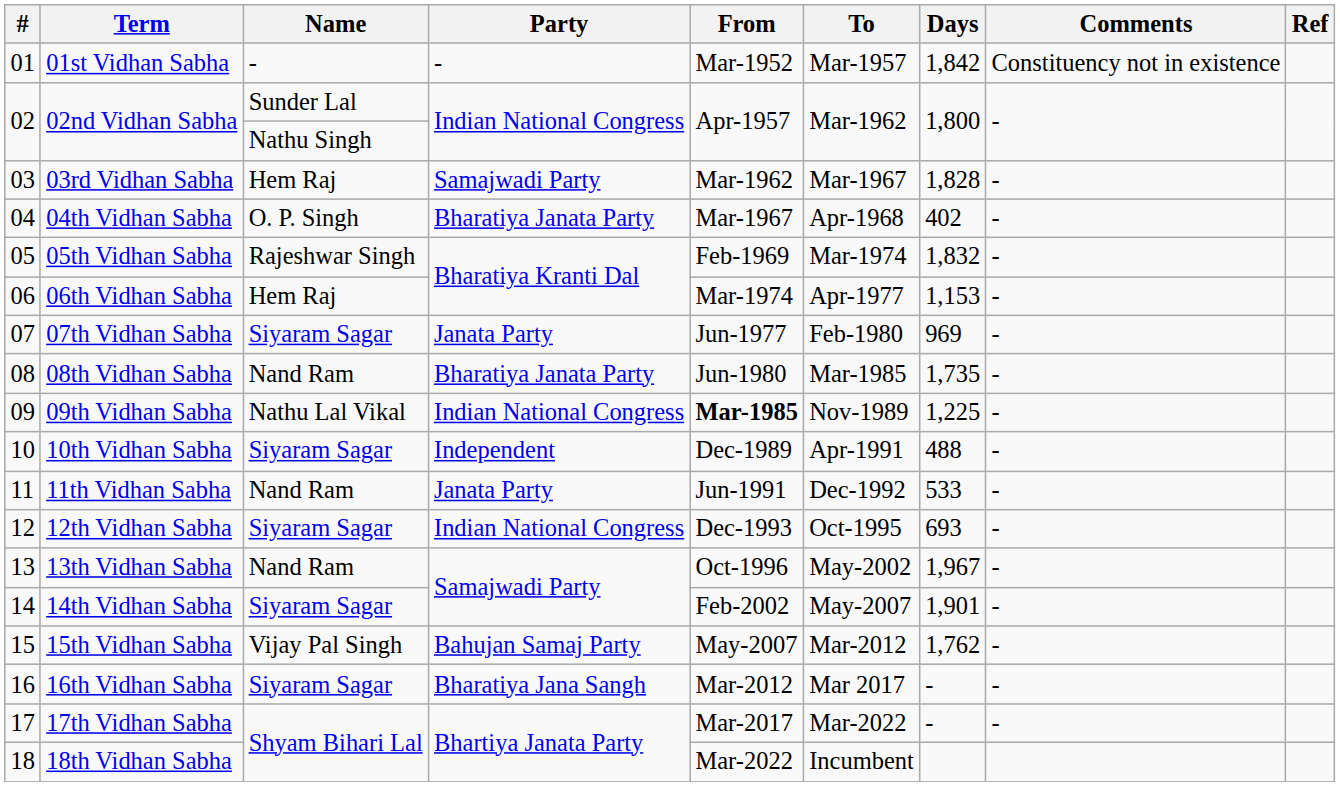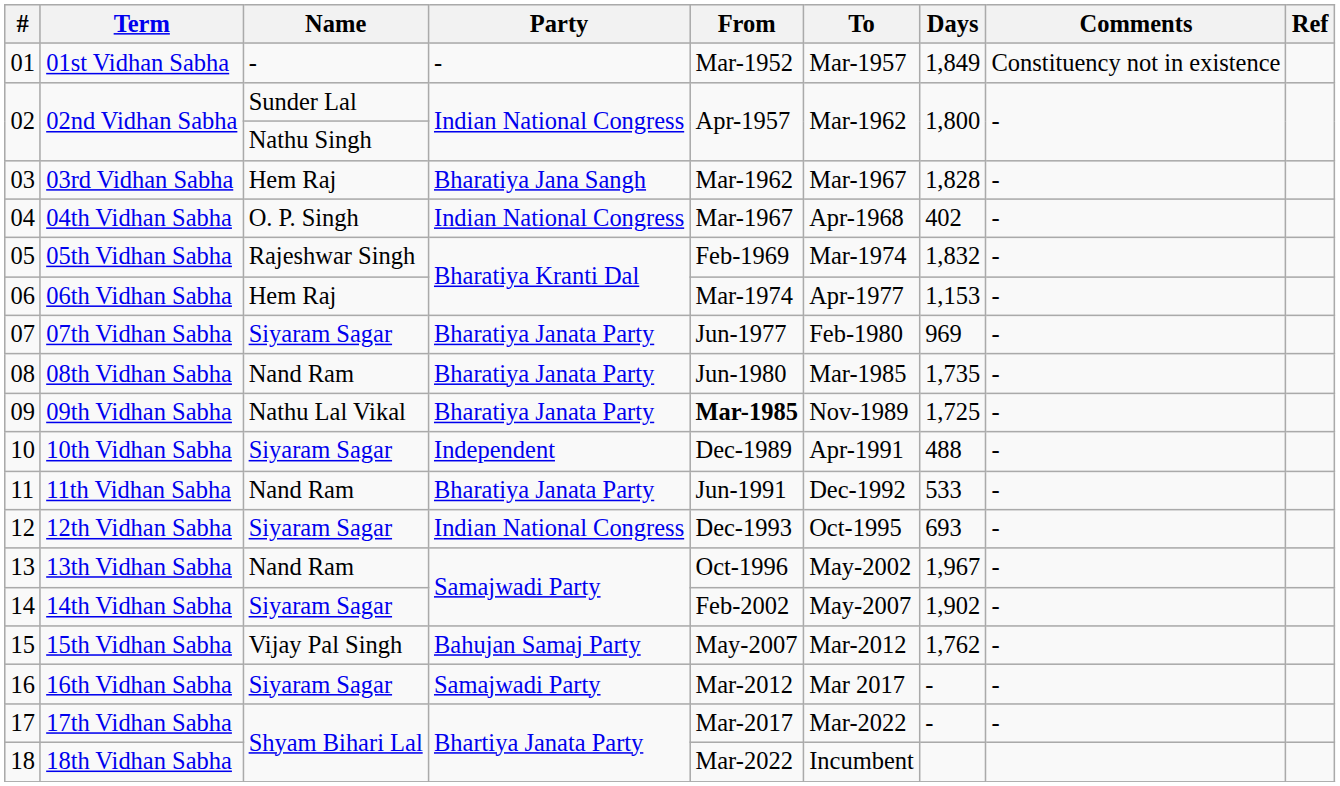(953, 62) 1,842 -> (953, 62) 1,849
(517, 179) Samajwadi Party -> (540, 179) Bharatiya Jana Sangh
(544, 218) Bharatiya Janata Party -> (559, 218) Indian National Congress
(493, 334) Janata Party -> (544, 334) Bharatiya Janata Party
(559, 412) Indian National Congress -> (544, 412) Bharatiya Janata Party
(953, 412) 1,225 -> (953, 412) 1,725
(493, 489) Janata Party -> (544, 489) Bharatiya Janata Party
(953, 606) 1,901 -> (953, 606) 1,902
(540, 683) Bharatiya Jana Sangh -> (517, 683) Samajwadi Party
